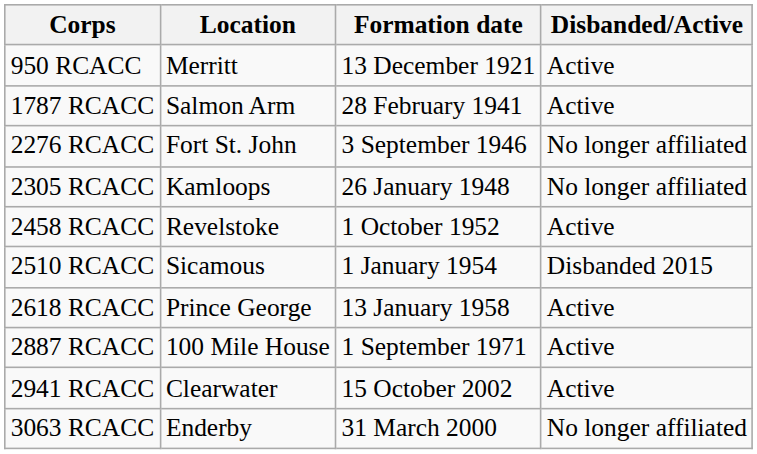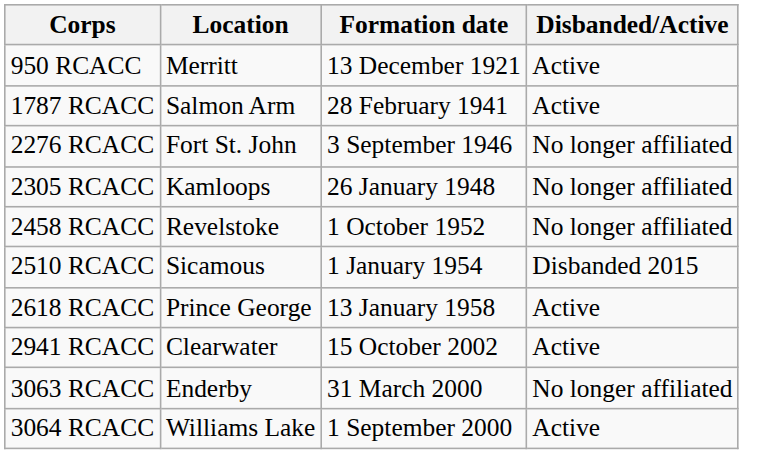(581, 226) Active -> (632, 226) No longer affiliated
- row: (82, 347)
+ row: (82, 428)
